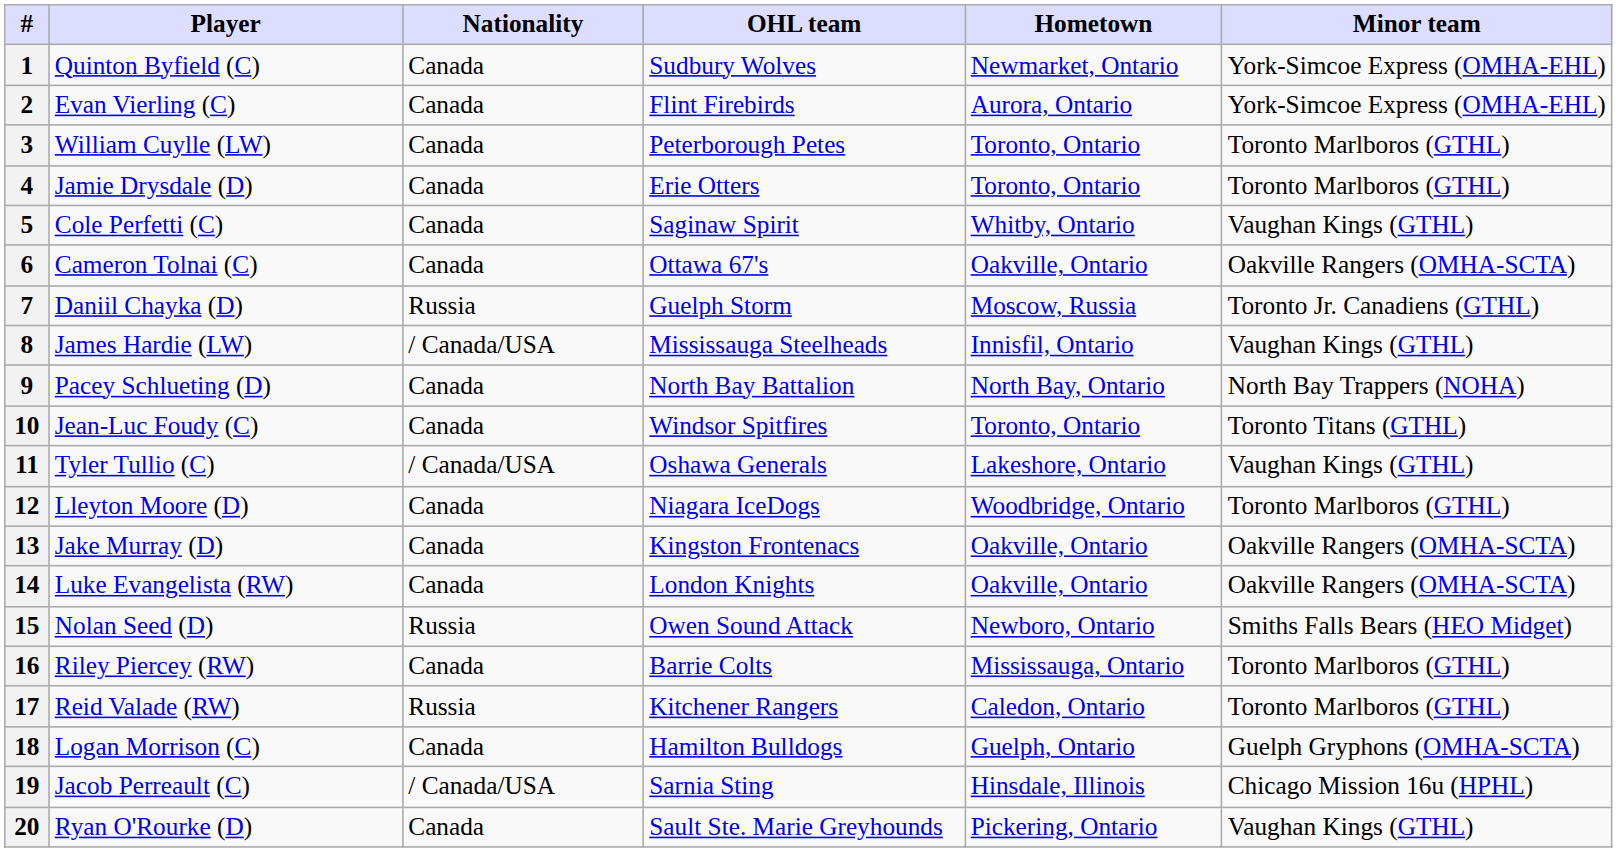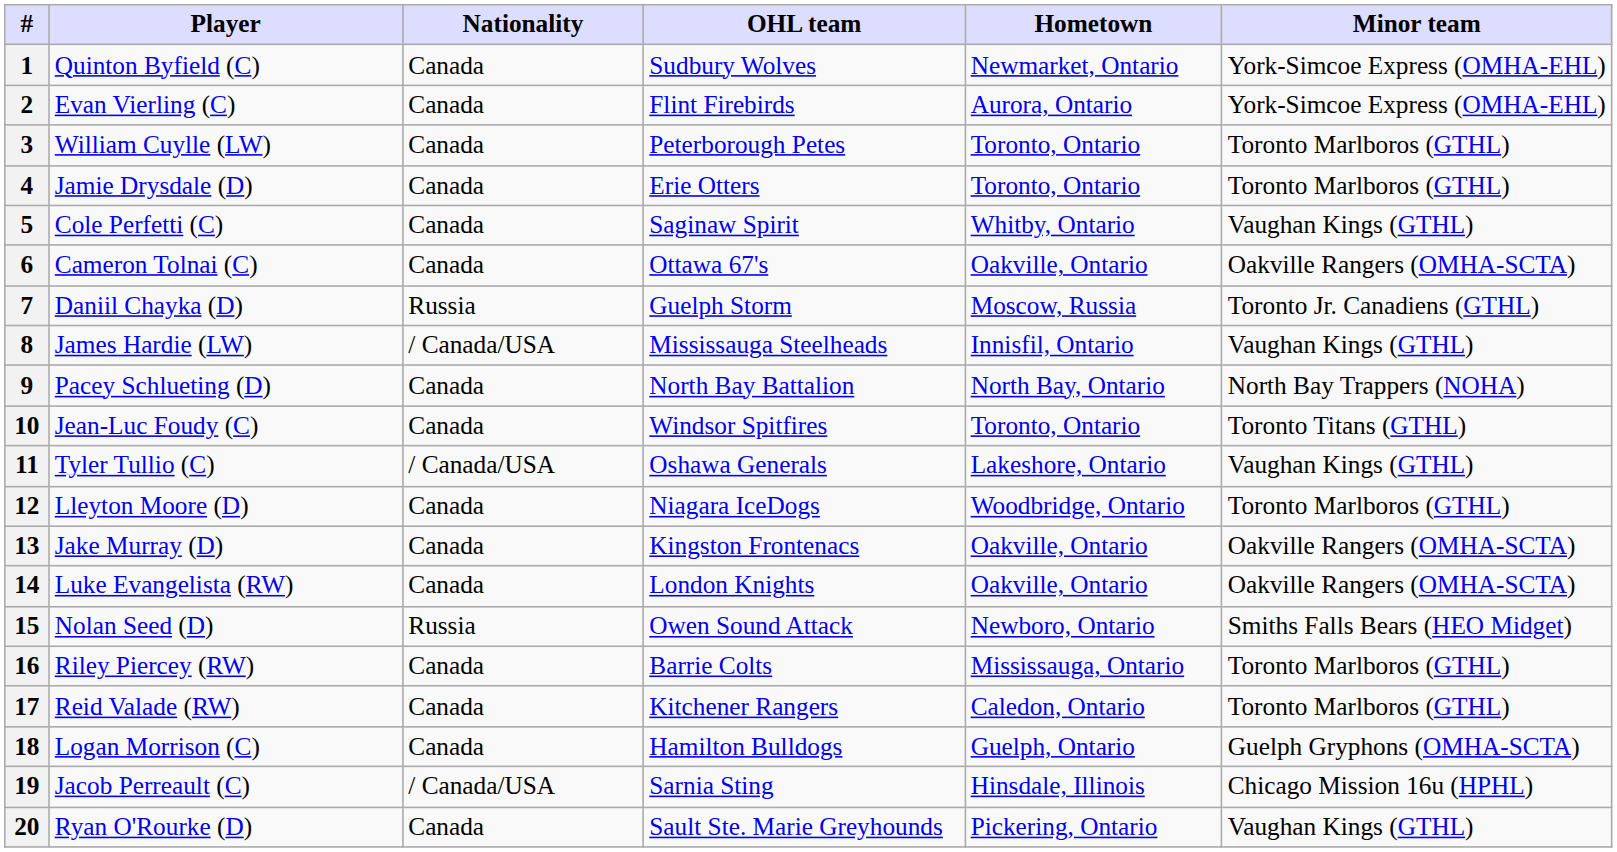(442, 706) Russia -> (446, 706) Canada
